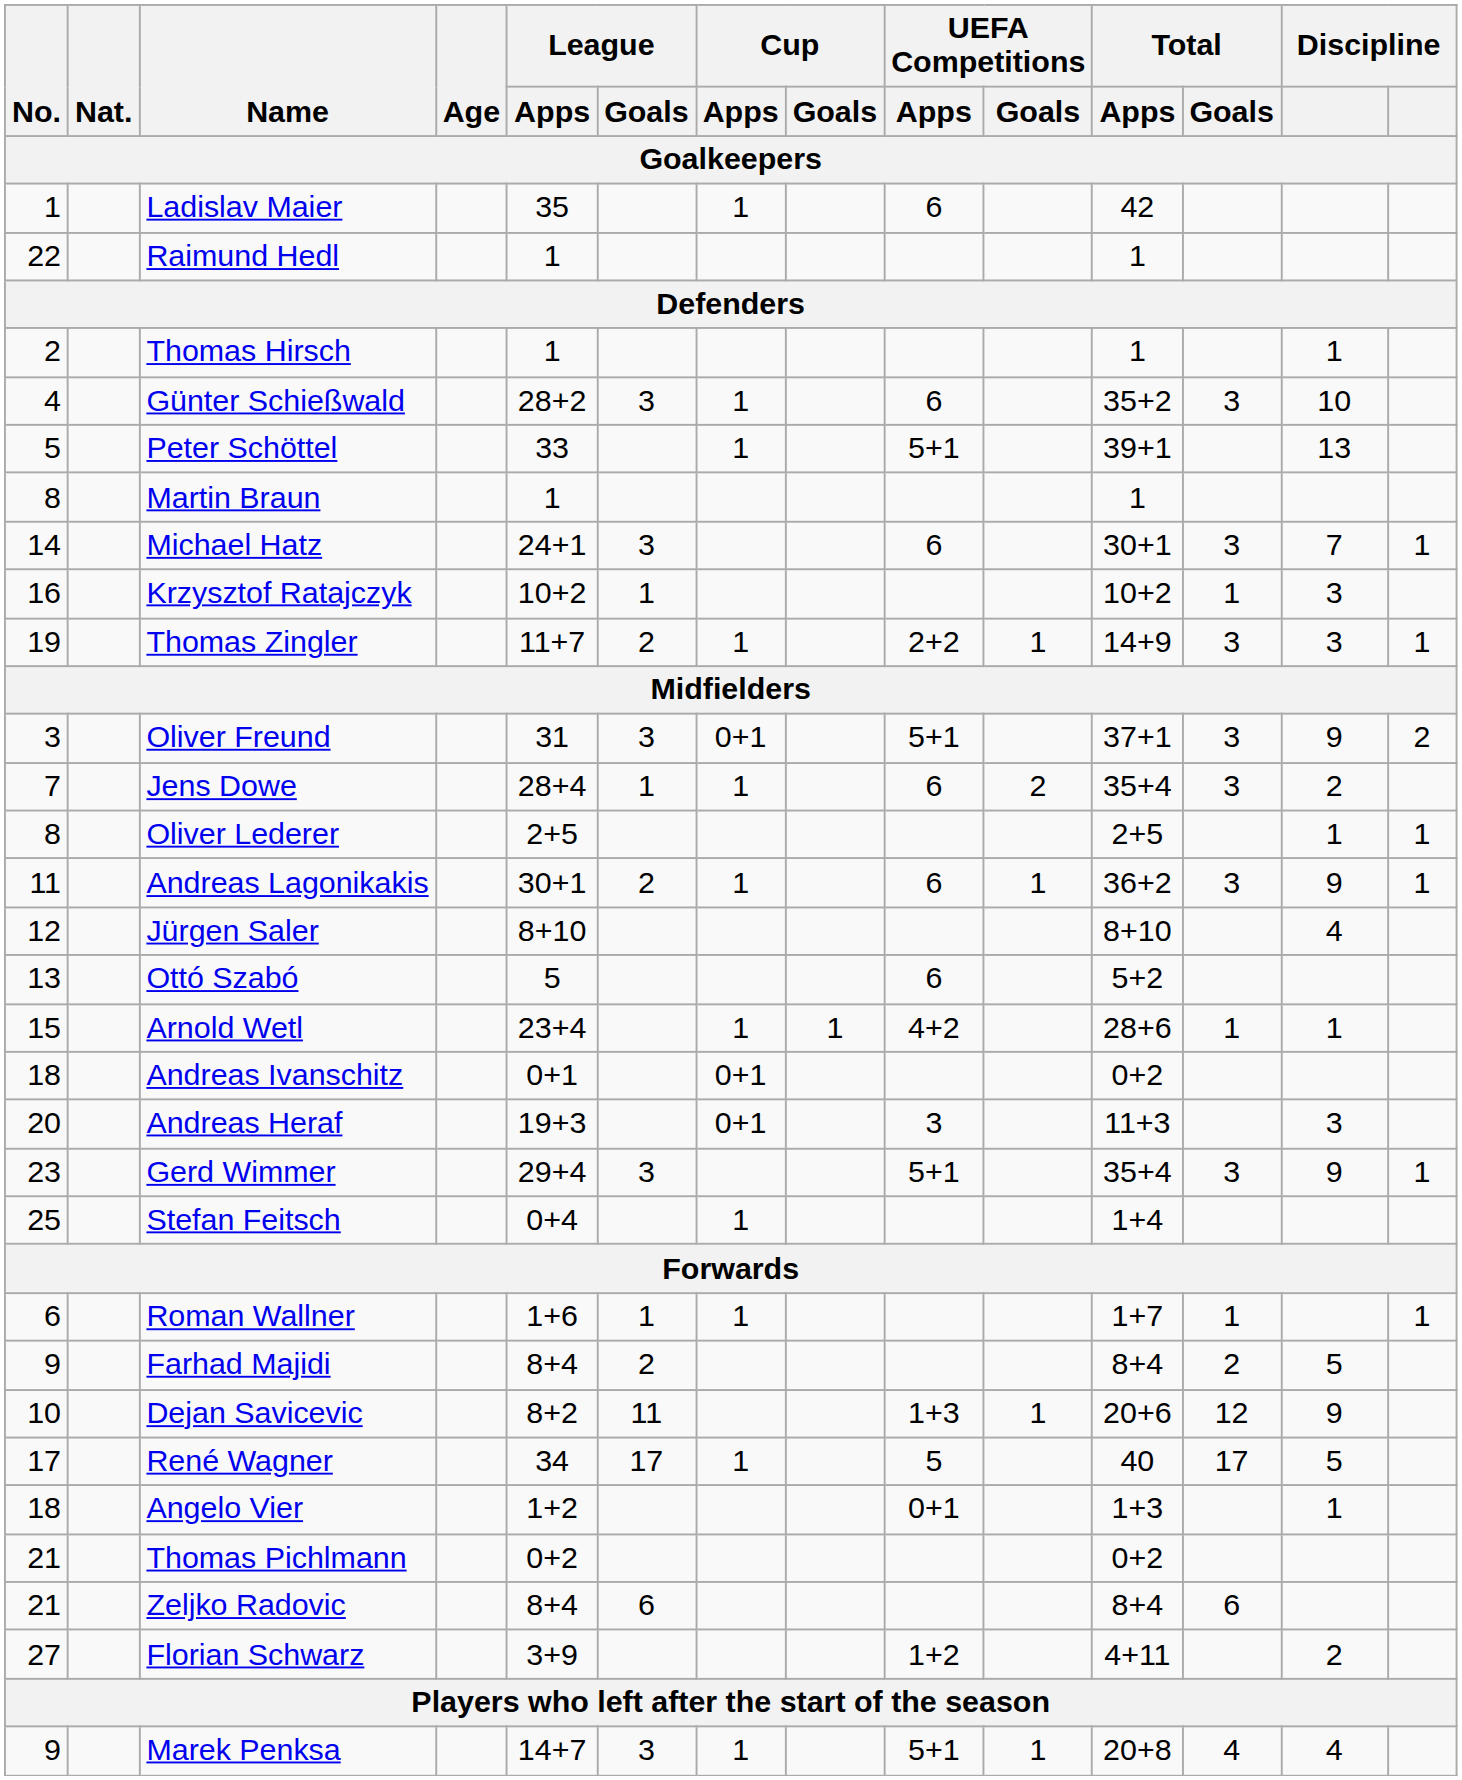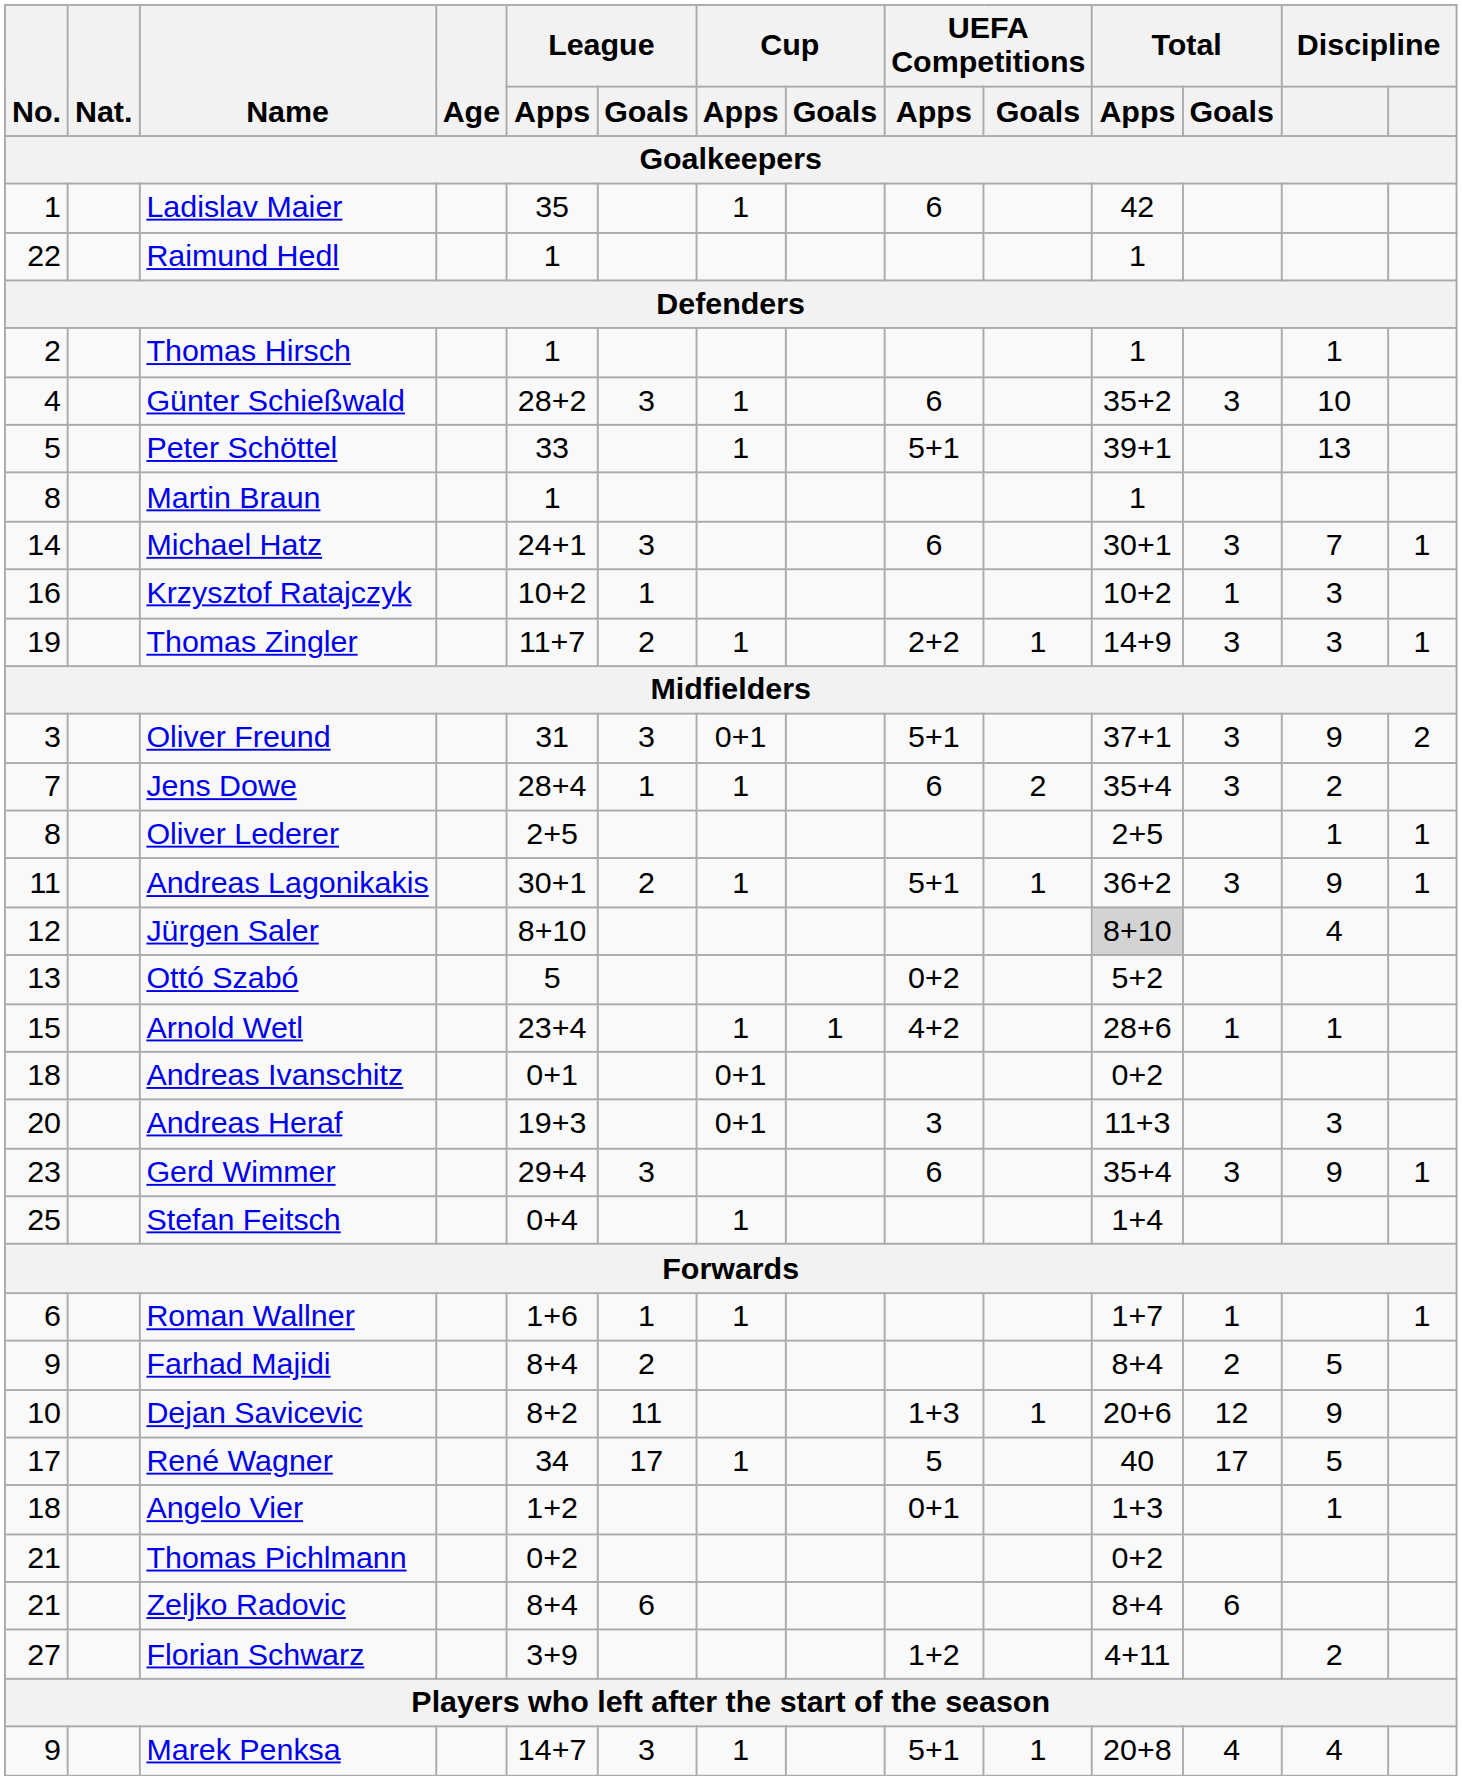(934, 882) 6 -> (934, 882) 5+1
(1137, 930) no background -> (1137, 930) lightgrey background
(934, 978) 6 -> (934, 978) 0+2
(934, 1171) 5+1 -> (934, 1171) 6
